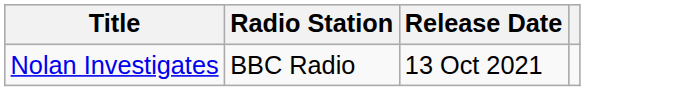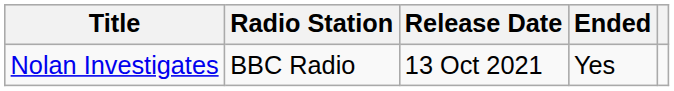+ column: (613, 24)
